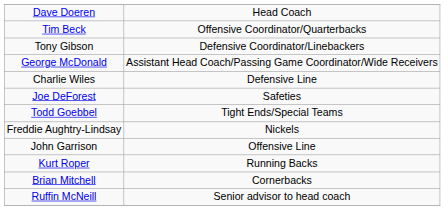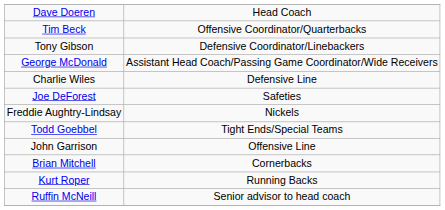rows swapped: (64, 113) <-> (64, 130)
rows swapped: (64, 163) <-> (64, 180)
